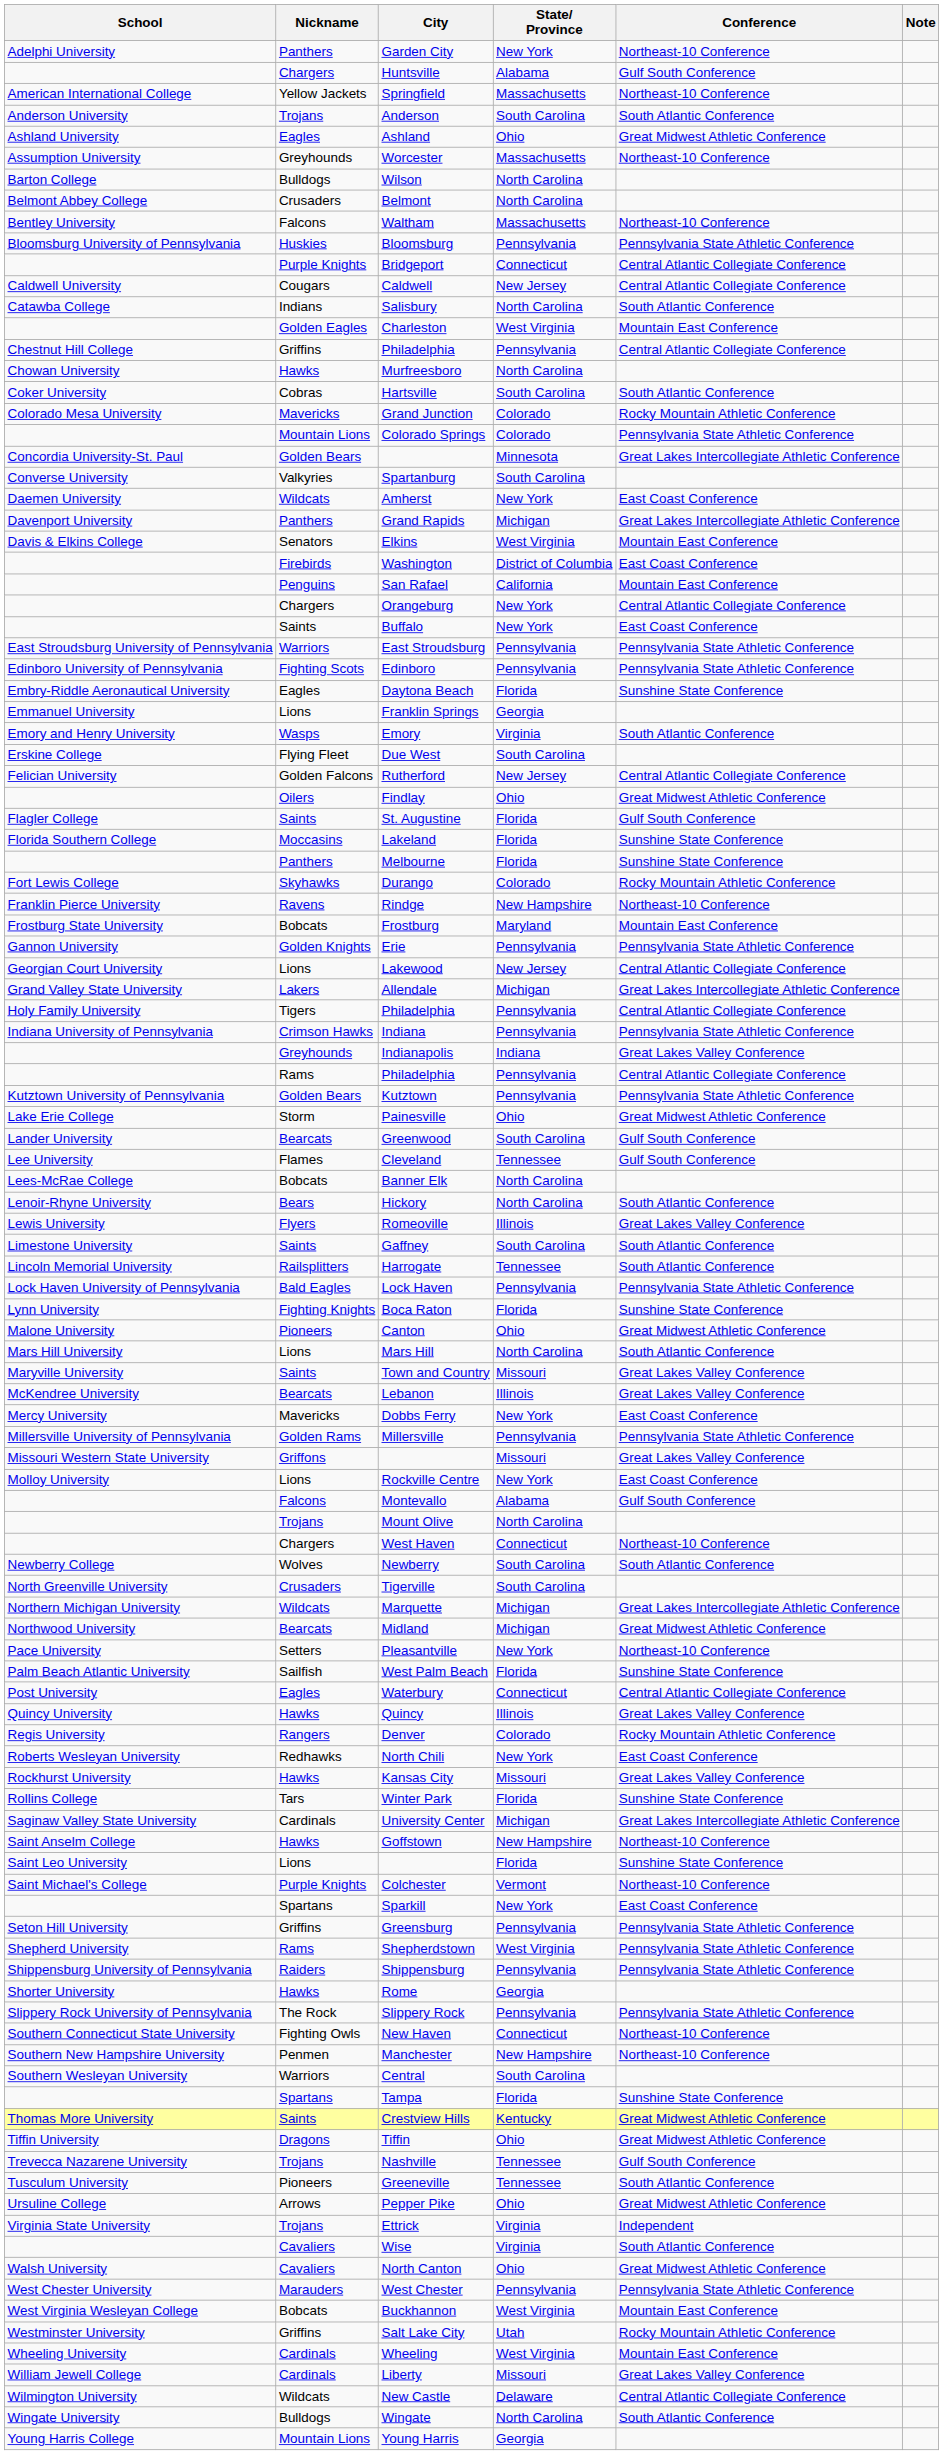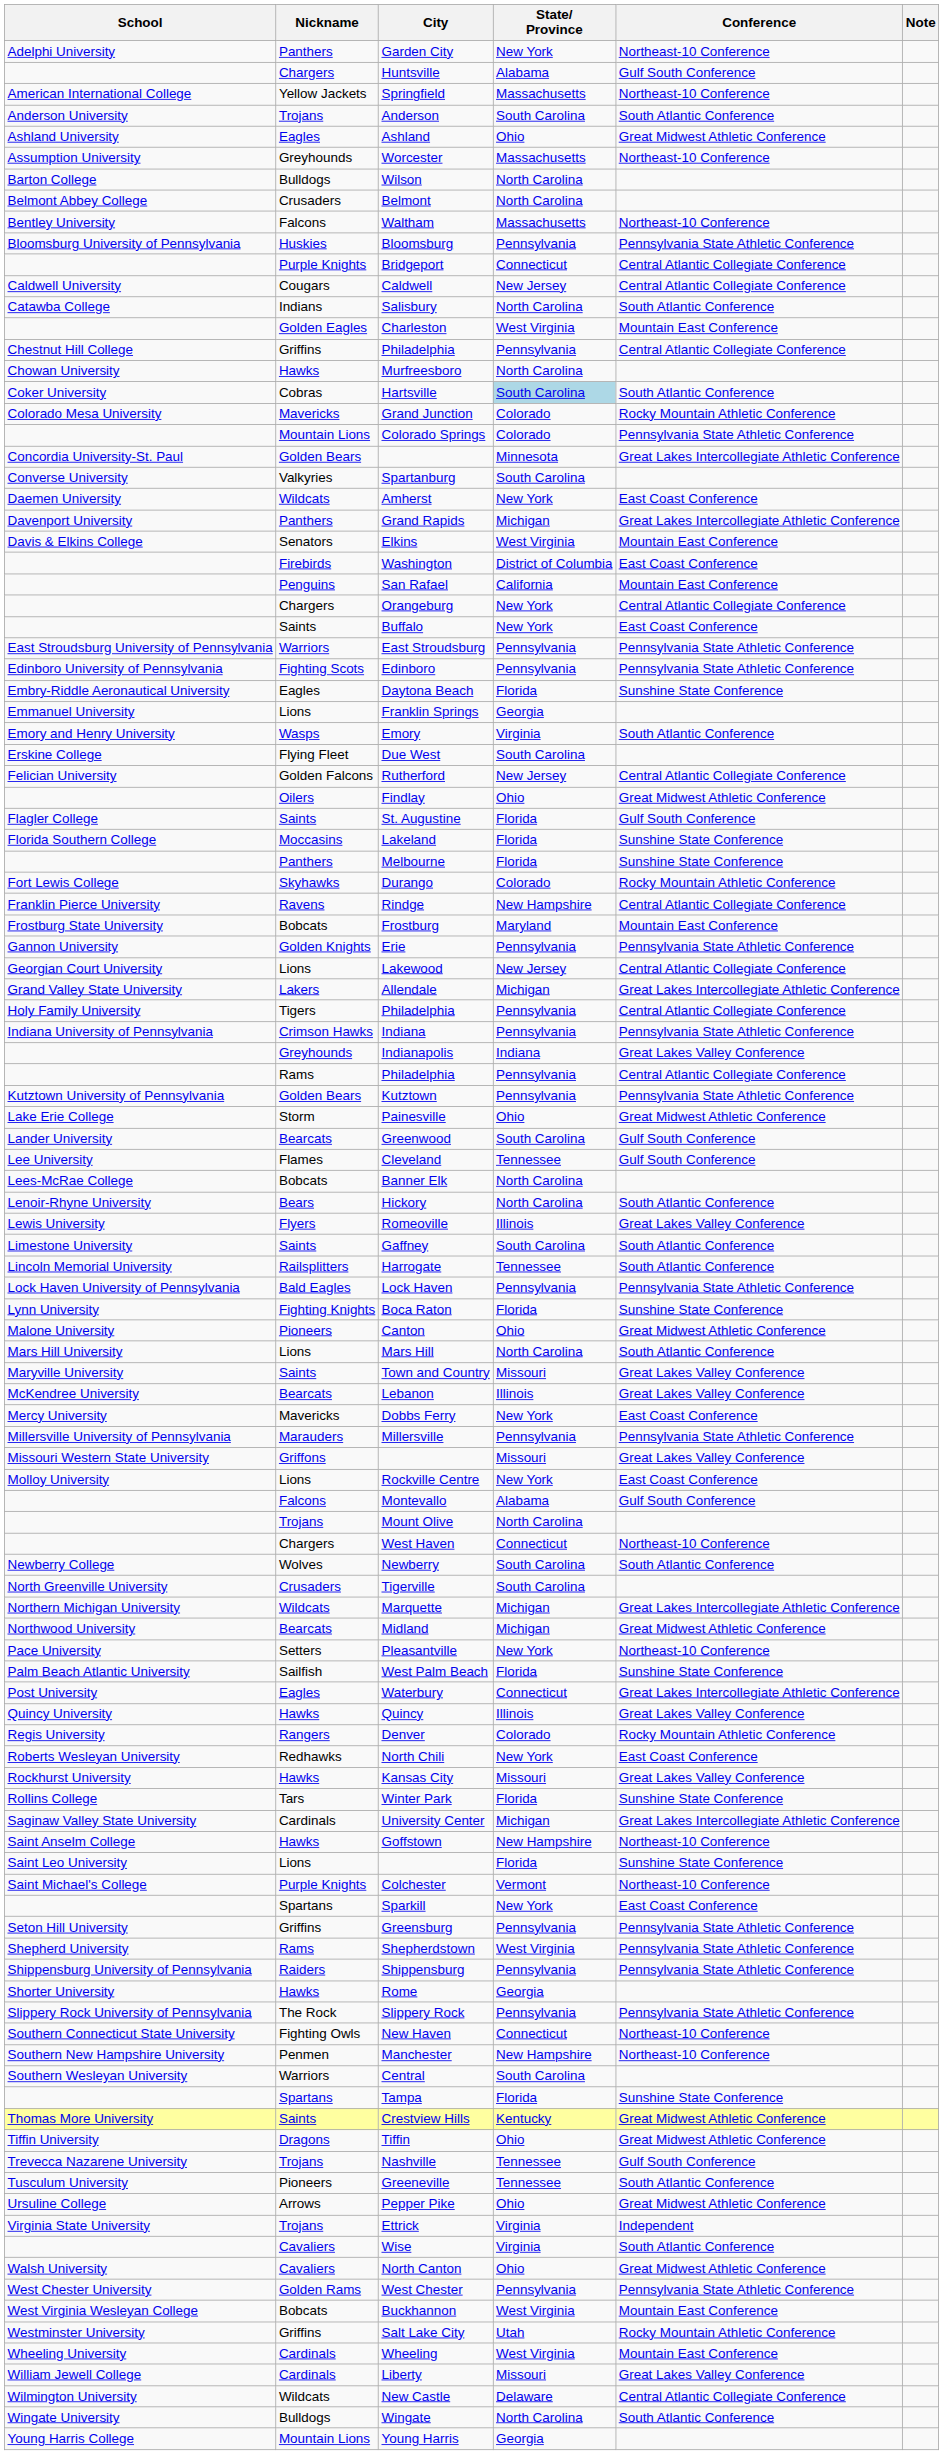(540, 392) no background -> (540, 392) lightblue background
(694, 904) Northeast-10 Conference -> (732, 904) Central Atlantic Collegiate Conference
(320, 1437) Golden Rams -> (311, 1437) Marauders
(732, 1692) Central Atlantic Collegiate Conference -> (759, 1692) Great Lakes Intercollegiate Athletic Conference
(311, 2289) Marauders -> (320, 2289) Golden Rams
